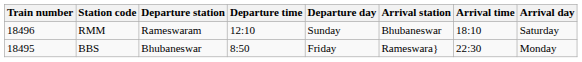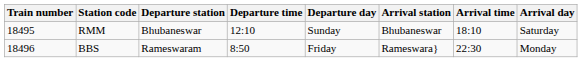(21, 30) 18496 -> (21, 30) 18495
(171, 30) Rameswaram -> (171, 30) Bhubaneswar
(21, 48) 18495 -> (21, 48) 18496
(171, 48) Bhubaneswar -> (171, 48) Rameswaram
